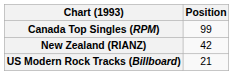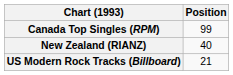(206, 45) 42 -> (206, 45) 40
